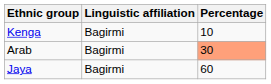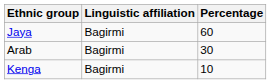rows swapped: (19, 69) <-> (24, 32)
(207, 50) lightsalmon background -> (207, 50) no background
